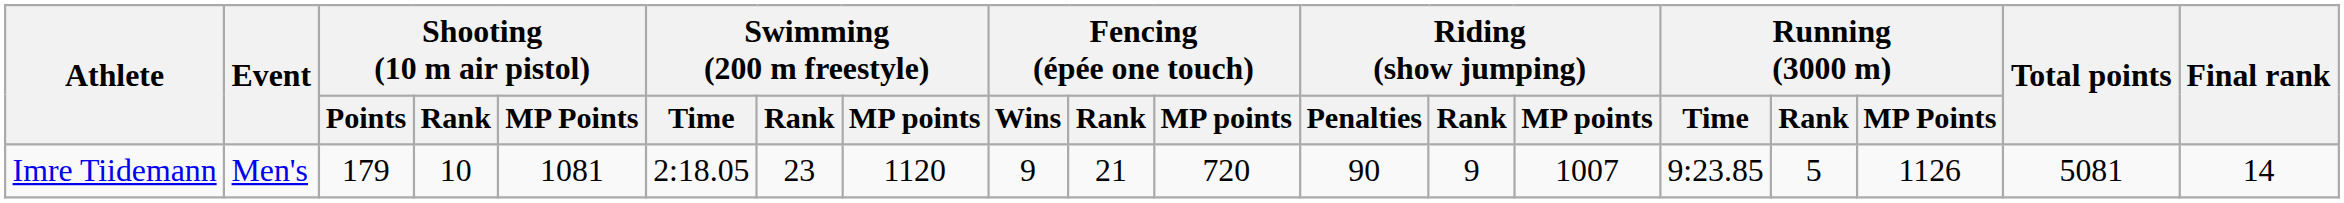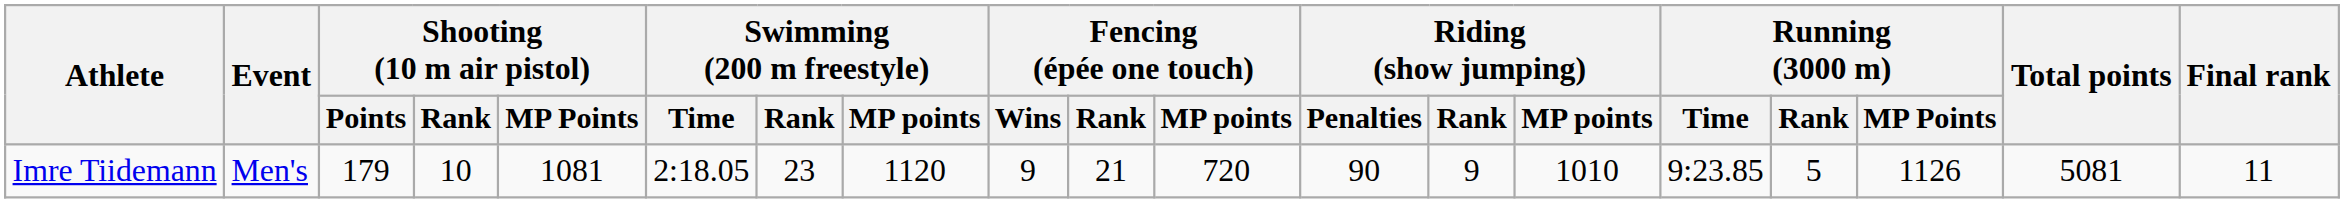(1587, 170) 1007 -> (1587, 170) 1010
(2259, 170) 14 -> (2259, 170) 11
